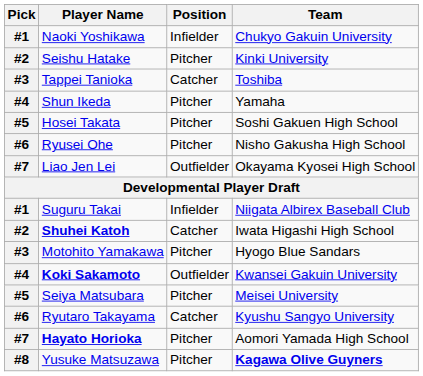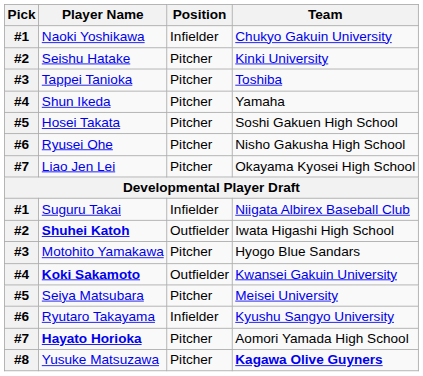(194, 79) Catcher -> (191, 79) Pitcher
(200, 166) Outfielder -> (191, 166) Pitcher
(194, 230) Catcher -> (200, 230) Outfielder
(194, 317) Catcher -> (194, 317) Infielder
